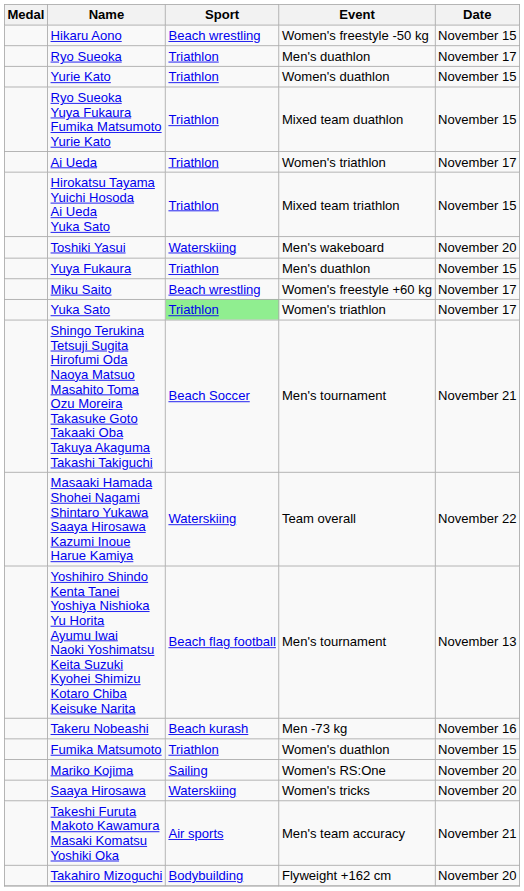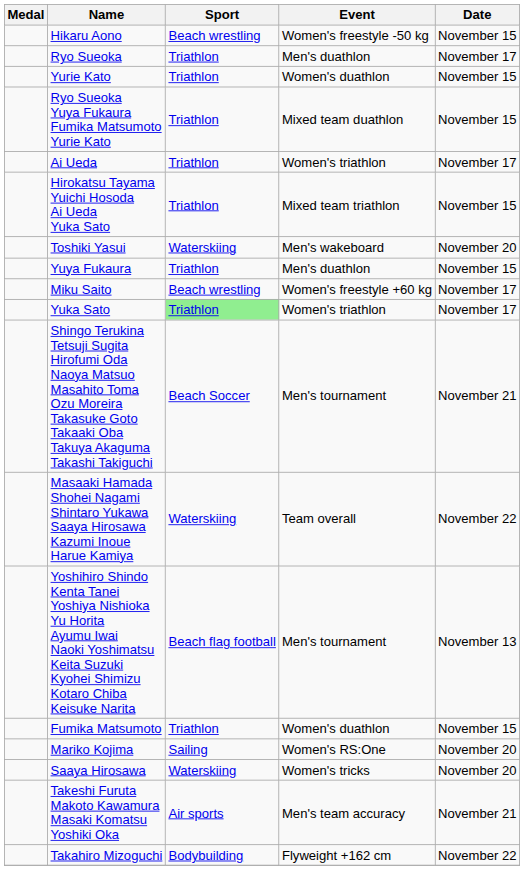- row: (100, 729)
(477, 876) November 20 -> (477, 855) November 22
